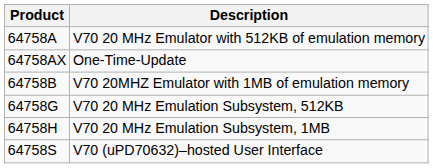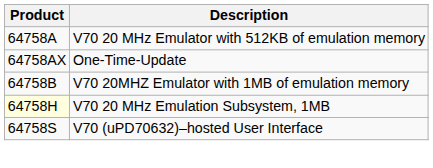- row: (208, 106)
(33, 128) no background -> (33, 106) lightyellow background
